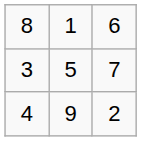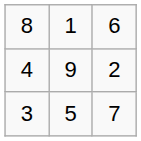rows swapped: (27, 70) <-> (27, 113)
